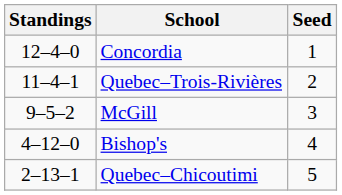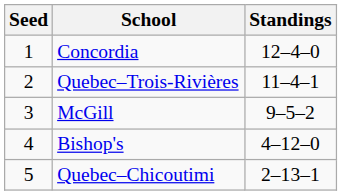columns swapped: (312, 19) <-> (50, 19)
